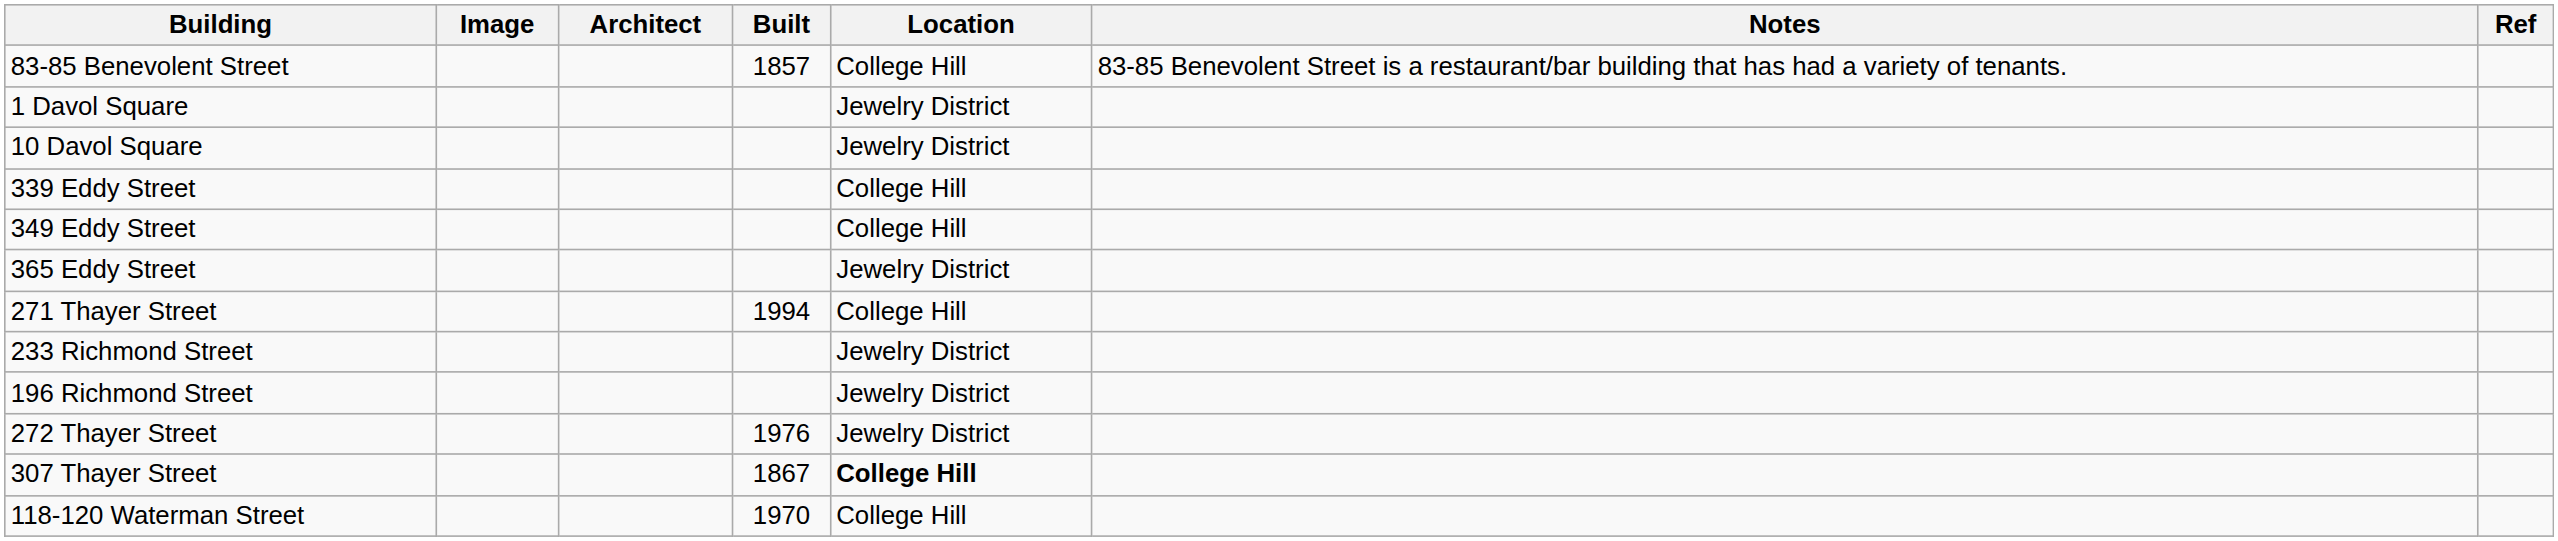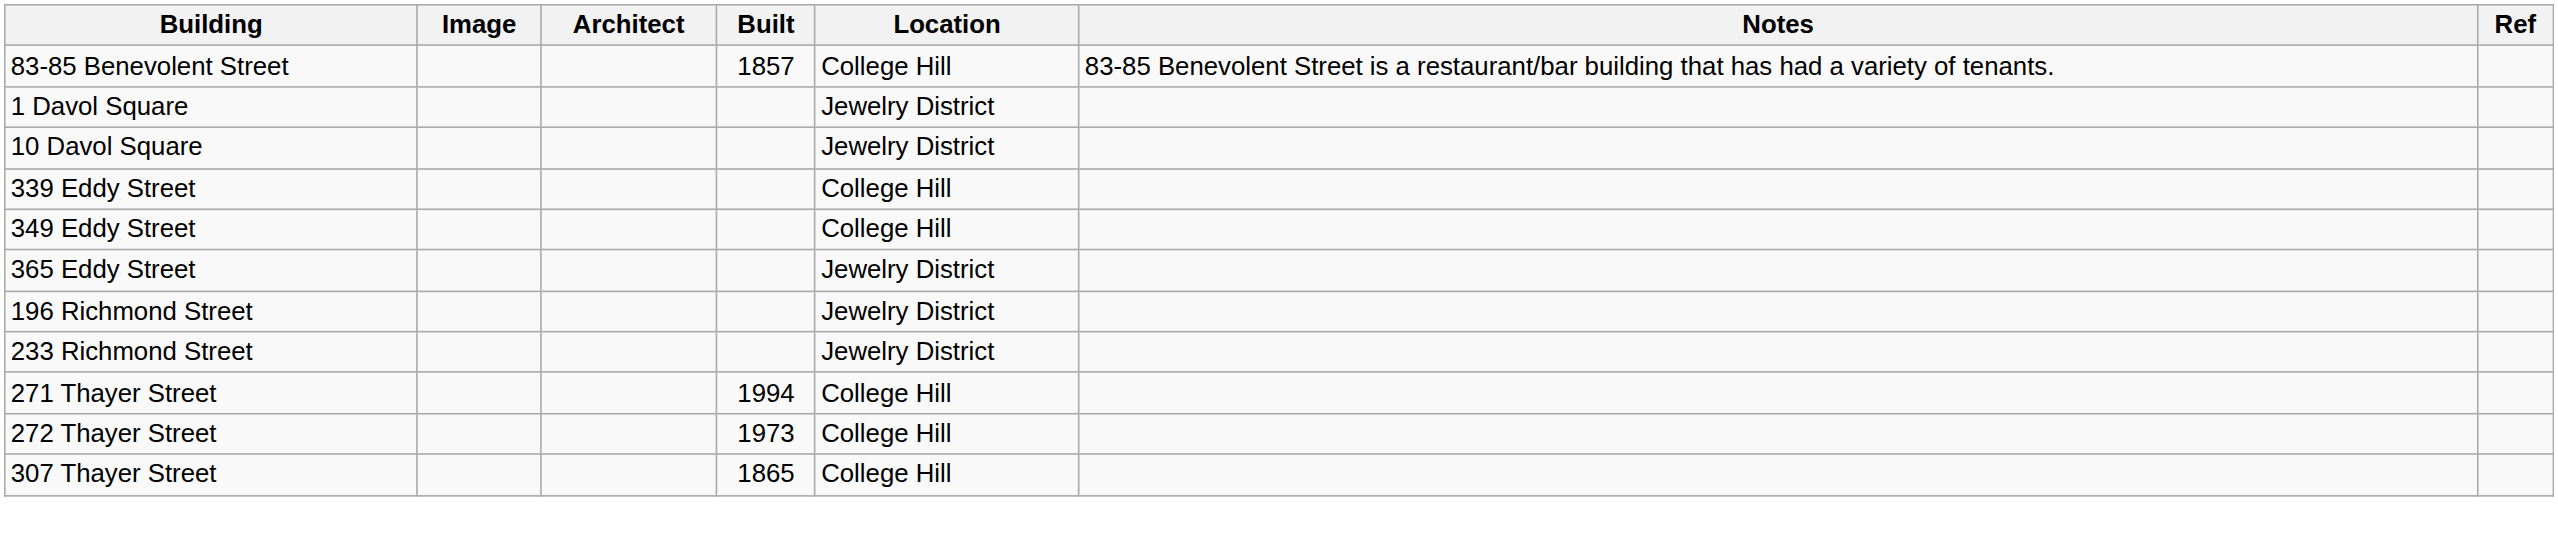rows swapped: (132, 392) <-> (114, 310)
(781, 433) 1976 -> (766, 433) 1973
(923, 433) Jewelry District -> (886, 433) College Hill
(781, 474) 1867 -> (766, 474) 1865
(906, 474) bold -> (886, 474) normal
- row: (158, 515)
